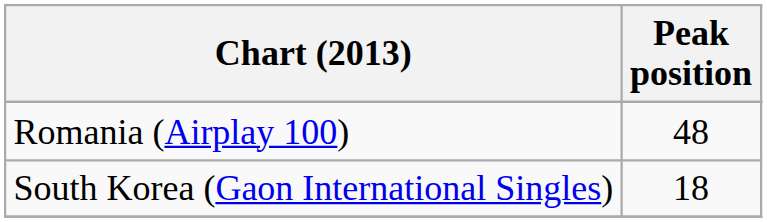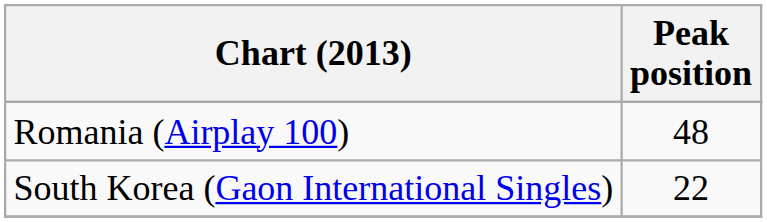(691, 187) 18 -> (691, 187) 22
